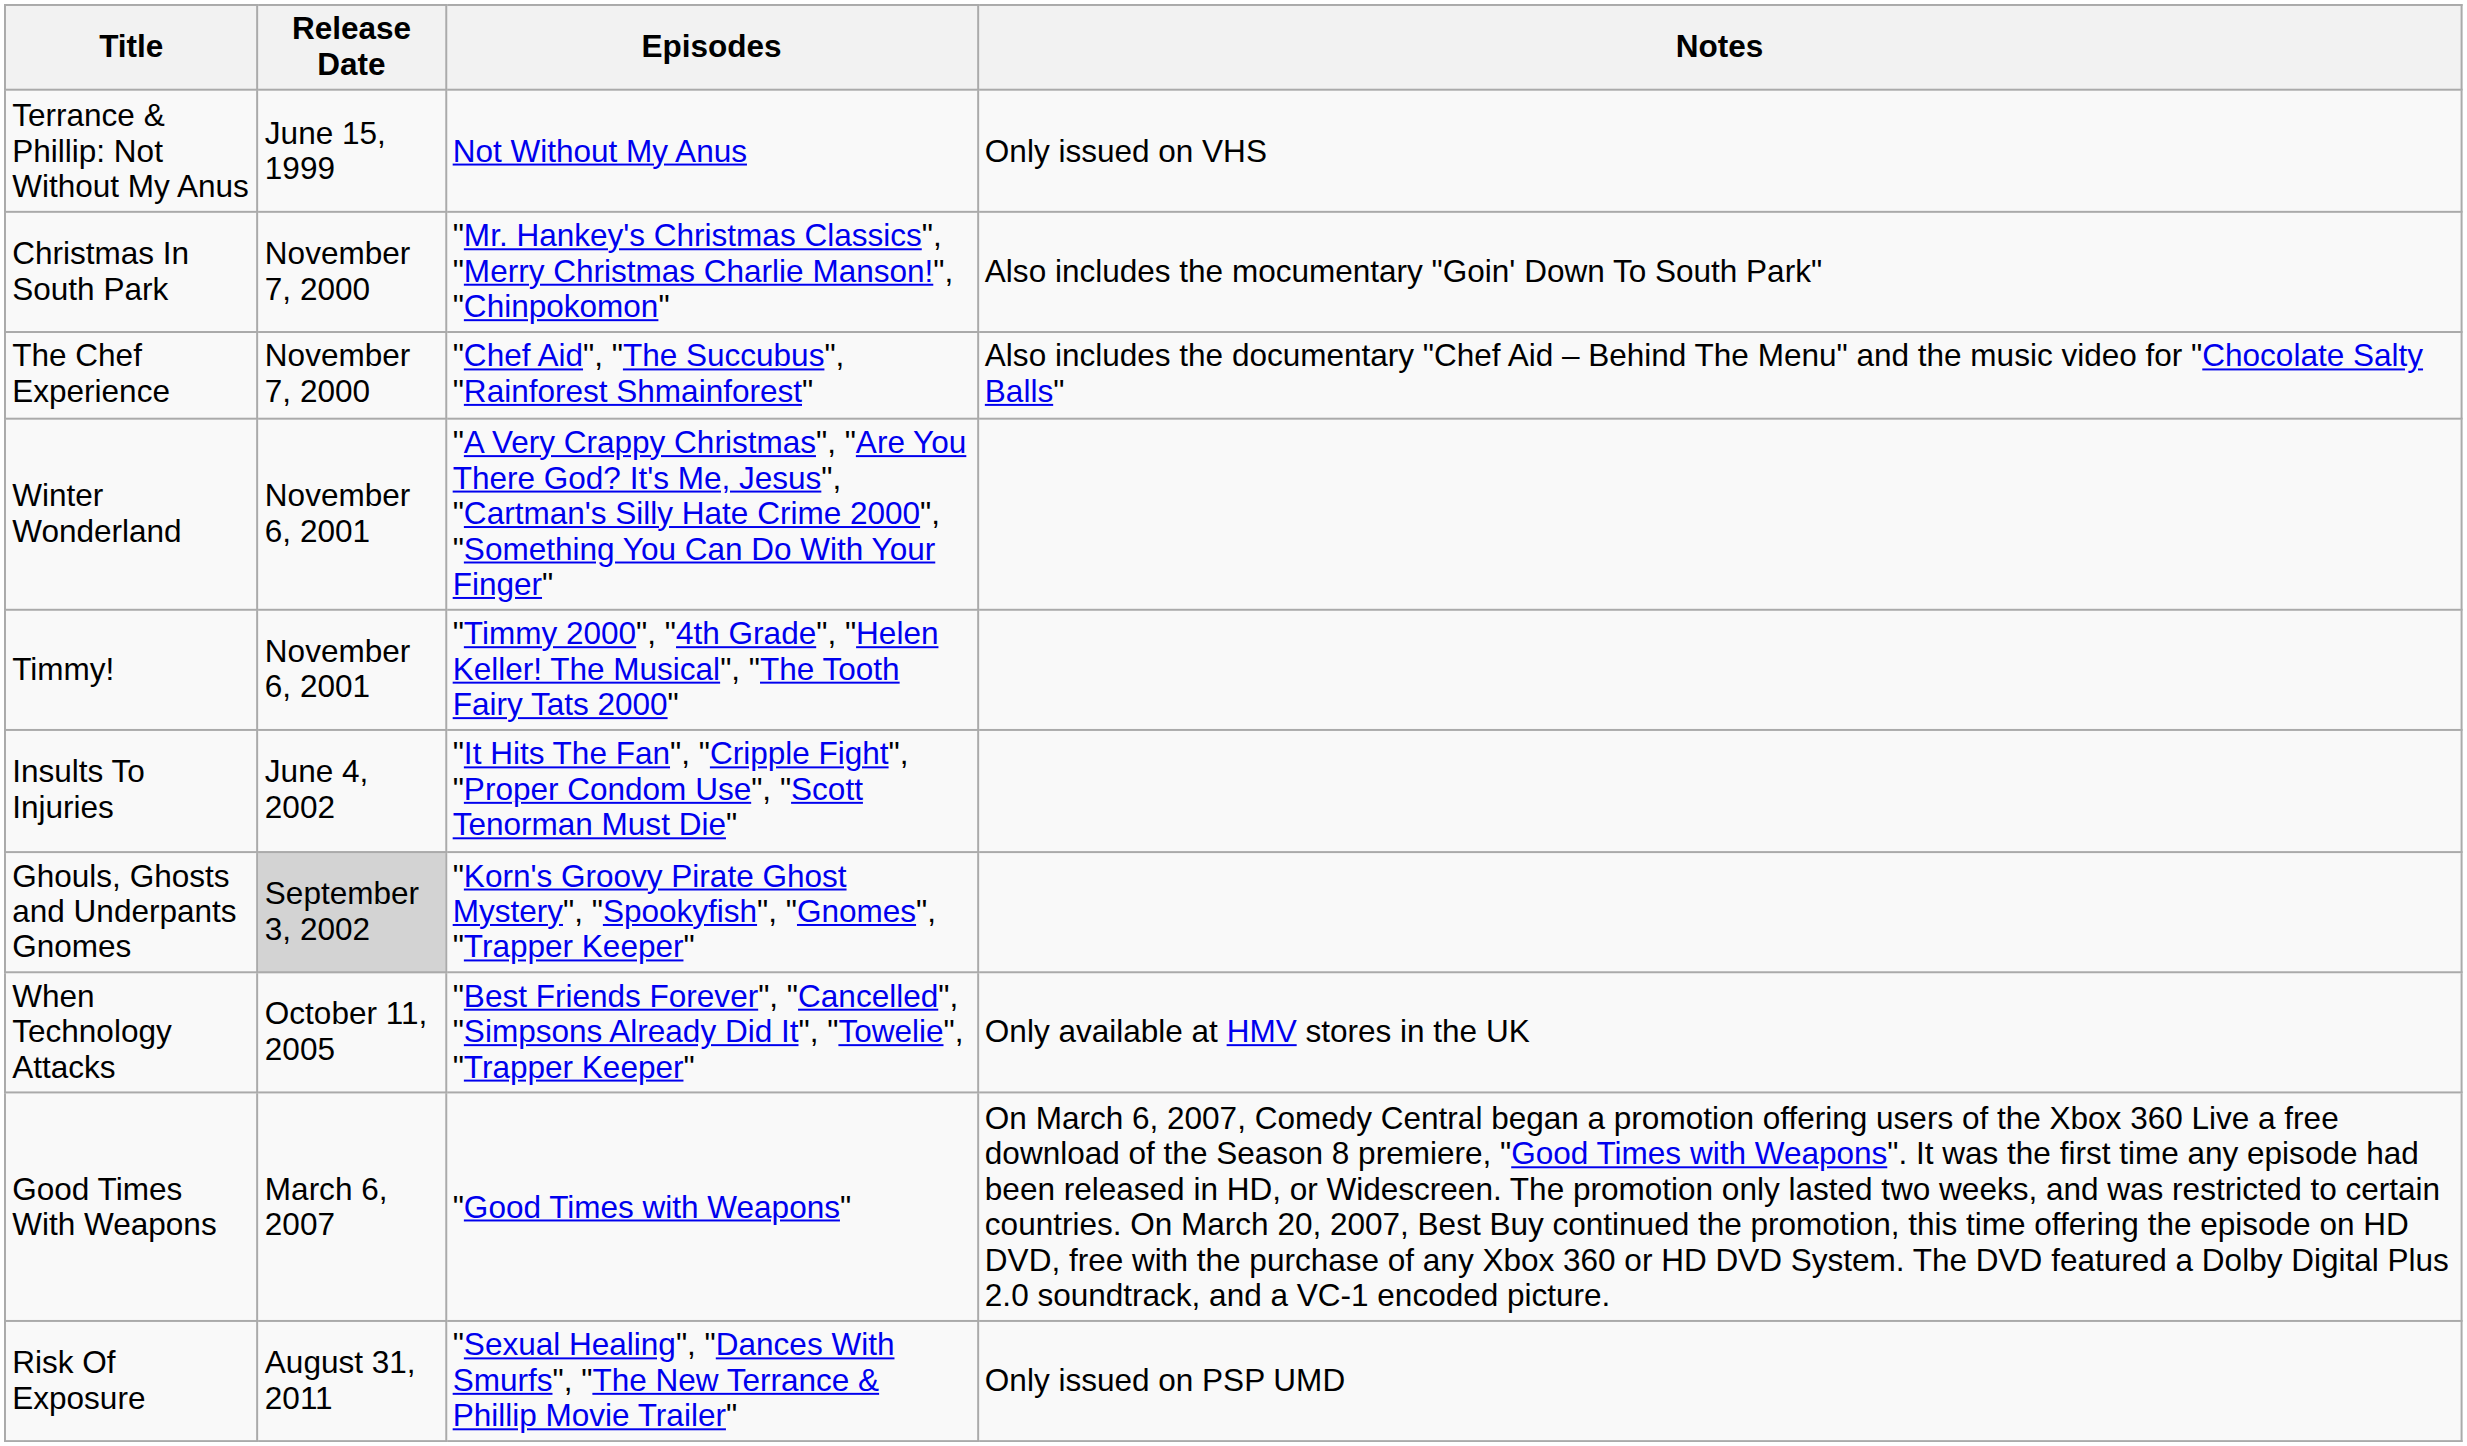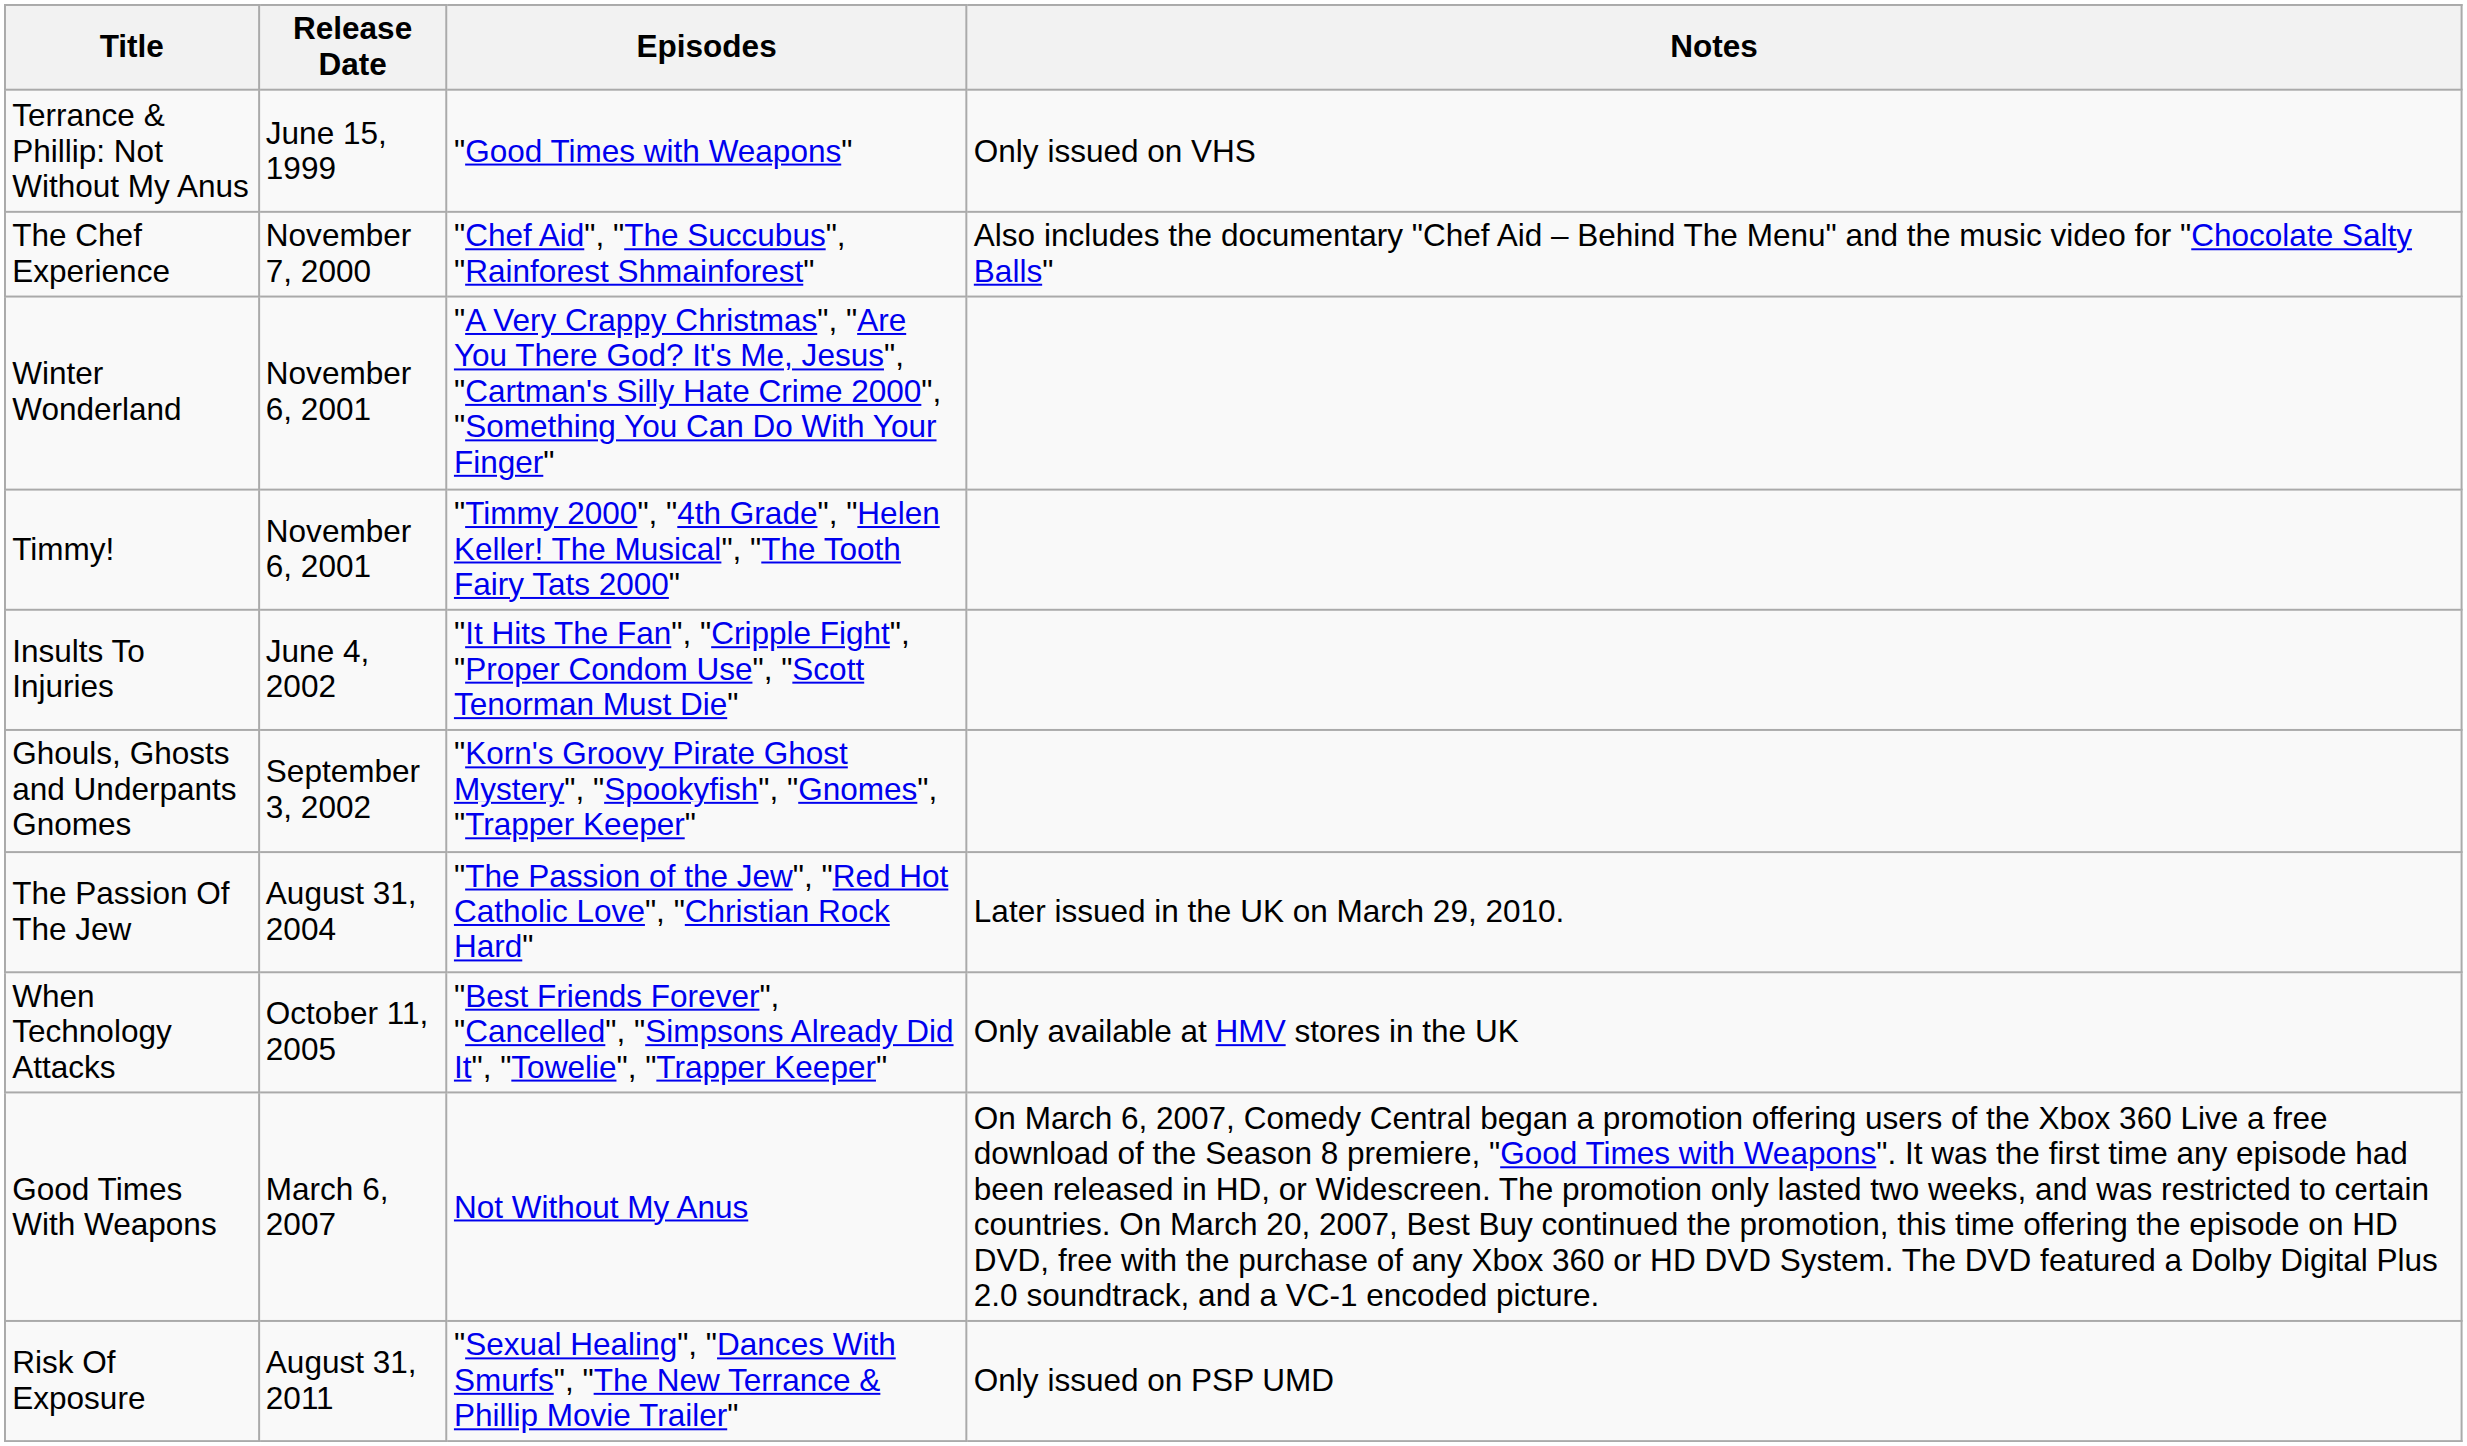(600, 150) Not Without My Anus -> (653, 150) "Good Times with Weapons"
- row: (101, 271)
(342, 911) lightgrey background -> (343, 790) no background
+ row: (121, 911)
(652, 1206) "Good Times with Weapons" -> (601, 1206) Not Without My Anus
